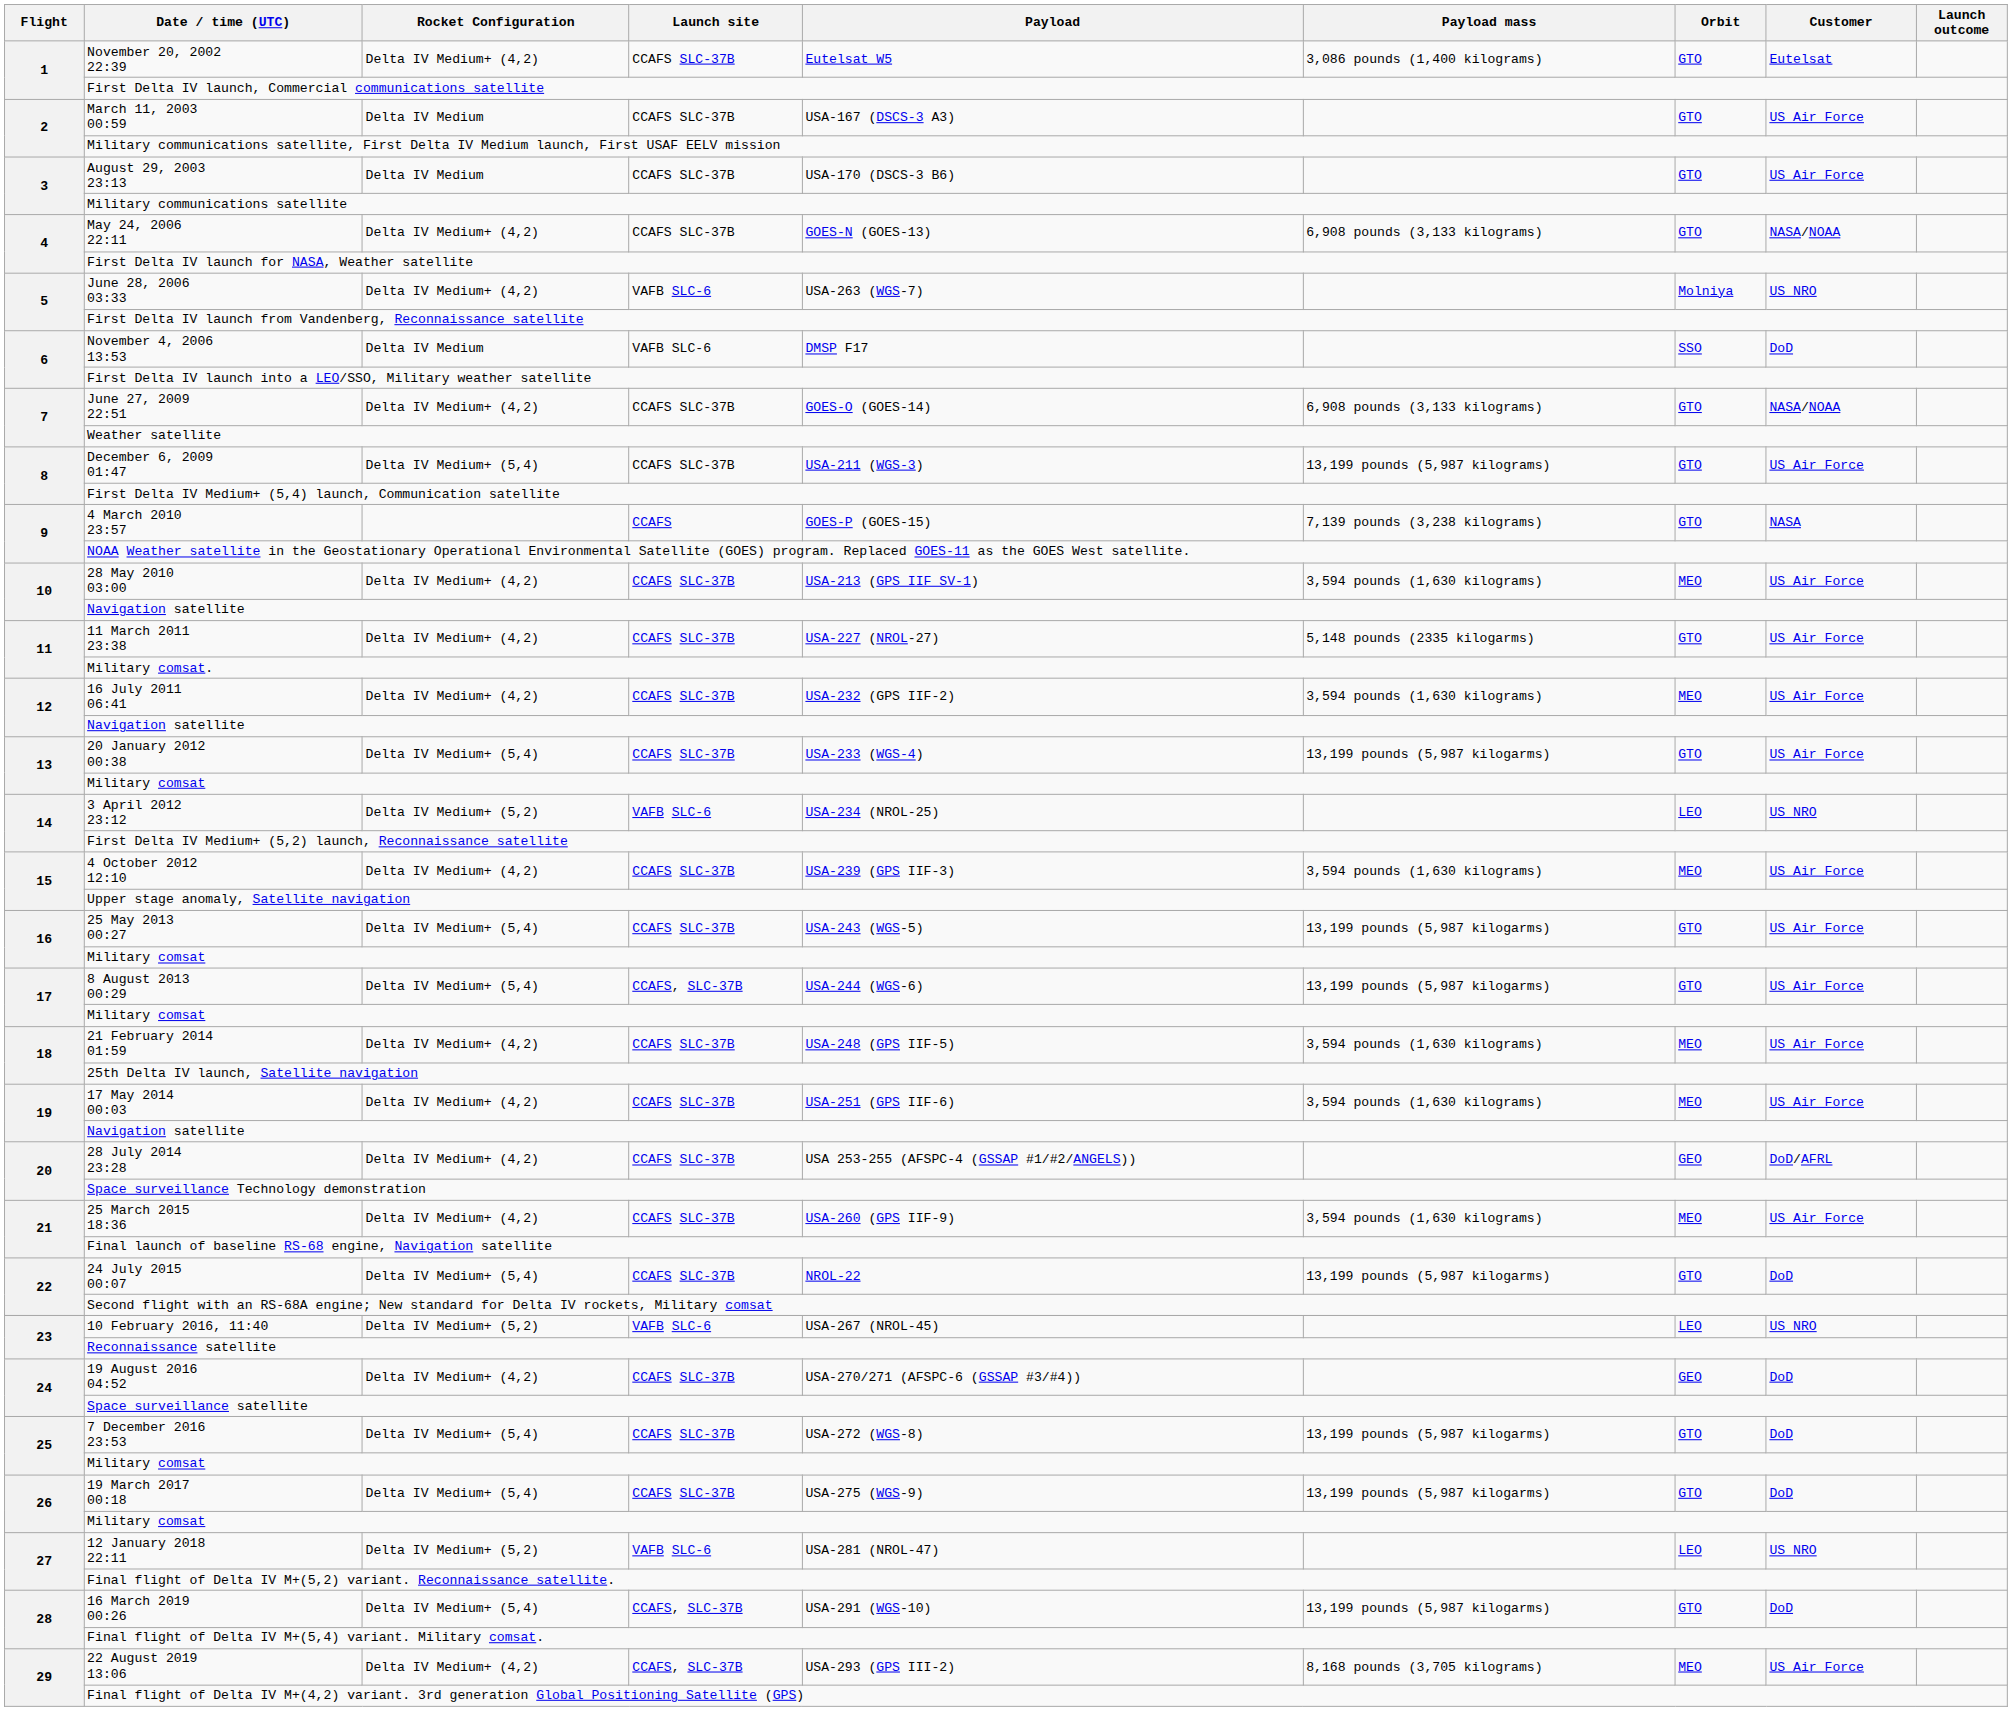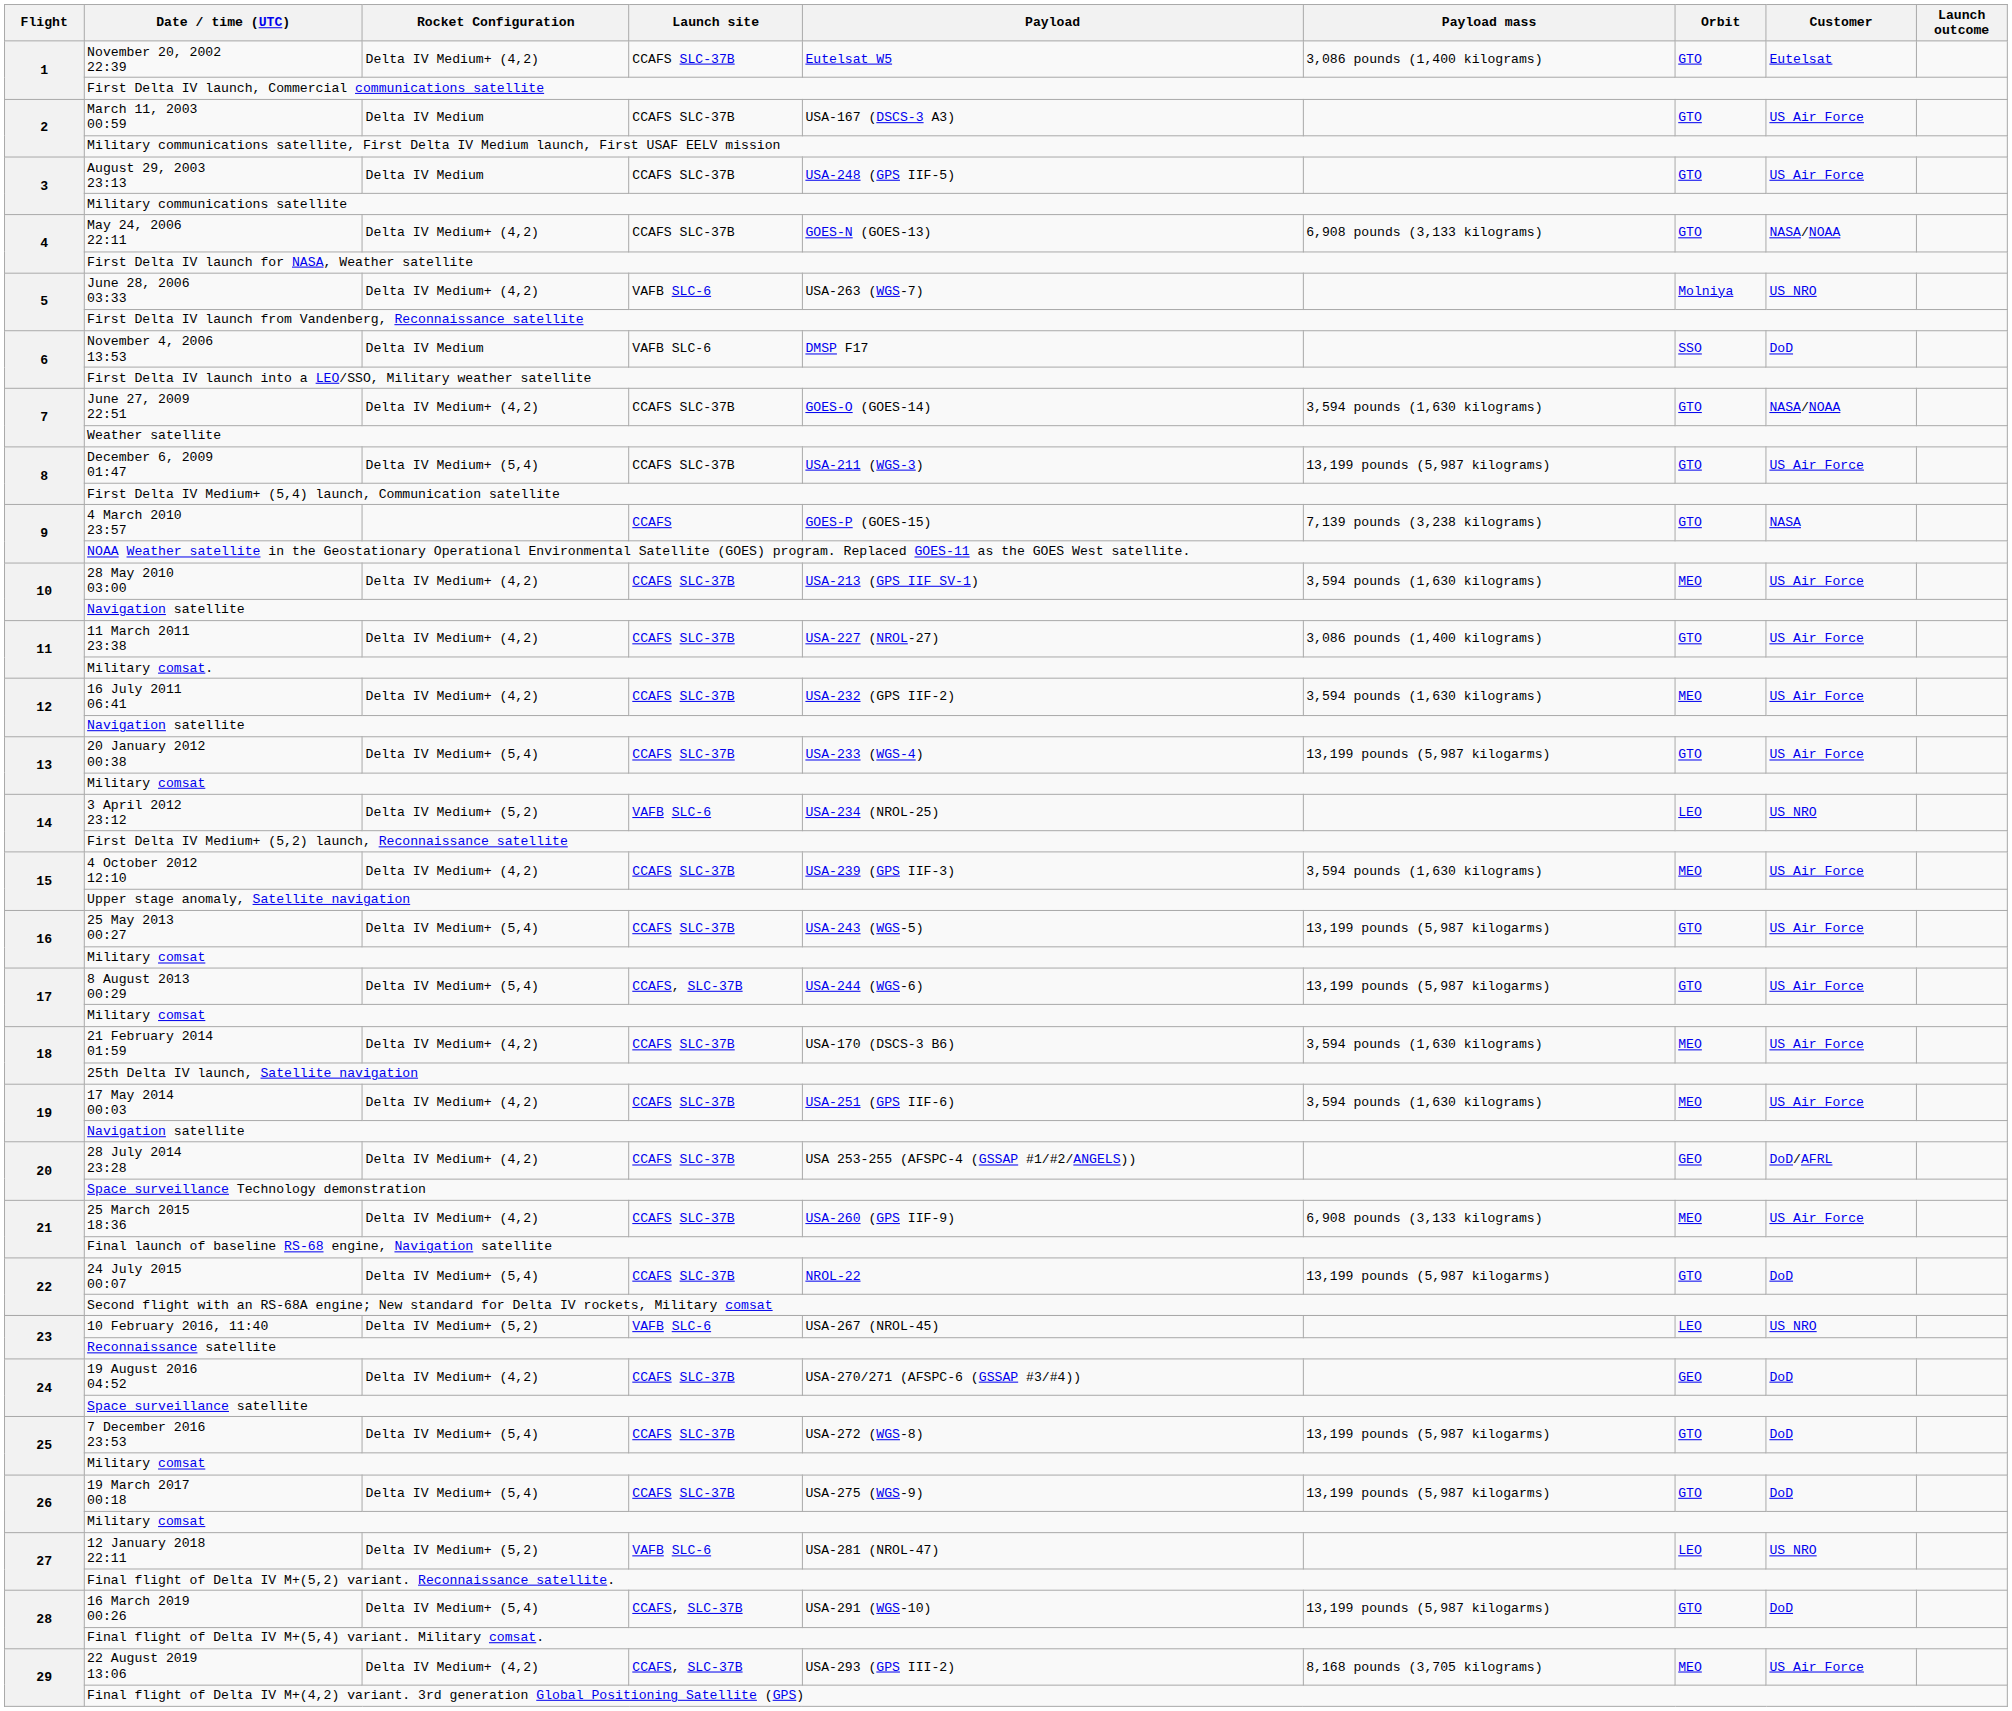(880, 175) USA-170 (DSCS-3 B6) -> (880, 175) USA-248 (GPS IIF-5)
(1424, 407) 6,908 pounds (3,133 kilograms) -> (1424, 407) 3,594 pounds (1,630 kilograms)
(1420, 639) 5,148 pounds (2335 kilogarms) -> (1424, 639) 3,086 pounds (1,400 kilograms)
(880, 1044) USA-248 (GPS IIF-5) -> (880, 1044) USA-170 (DSCS-3 B6)
(1424, 1218) 3,594 pounds (1,630 kilograms) -> (1424, 1218) 6,908 pounds (3,133 kilograms)
